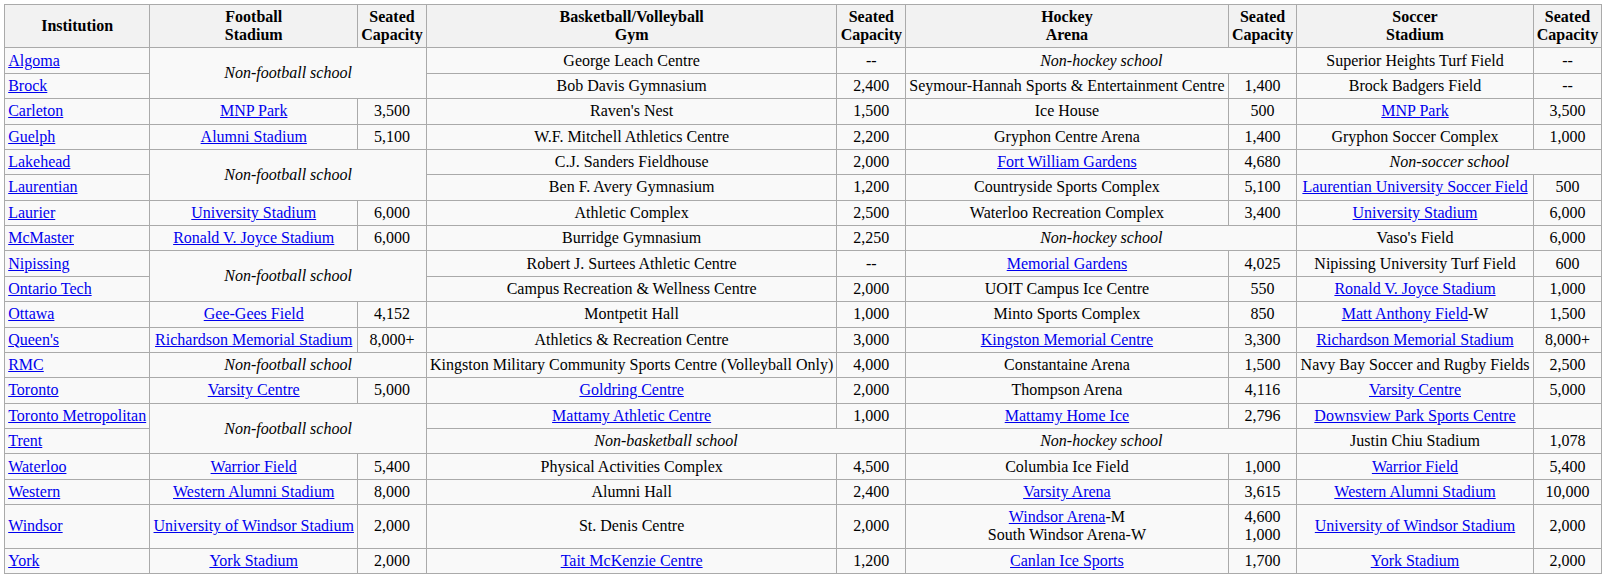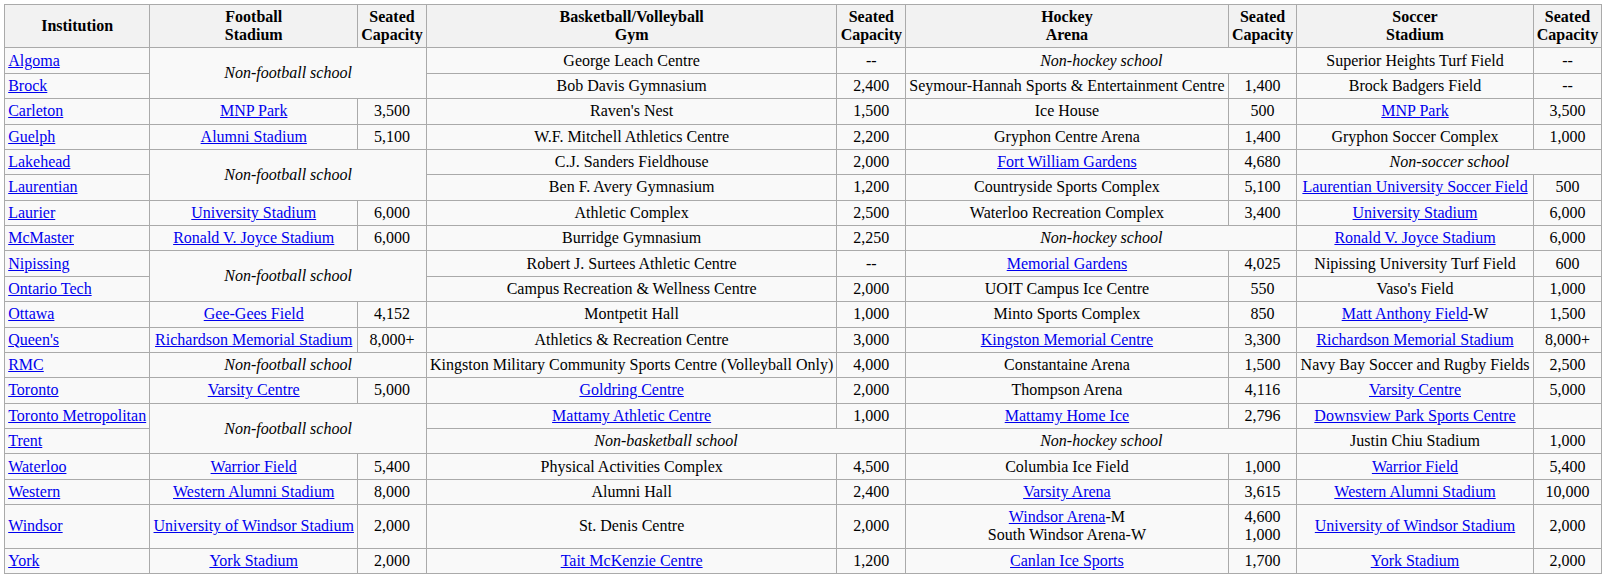(1415, 238) Vaso's Field -> (1415, 238) Ronald V. Joyce Stadium
(1415, 288) Ronald V. Joyce Stadium -> (1415, 288) Vaso's Field
(1567, 441) 1,078 -> (1567, 441) 1,000
